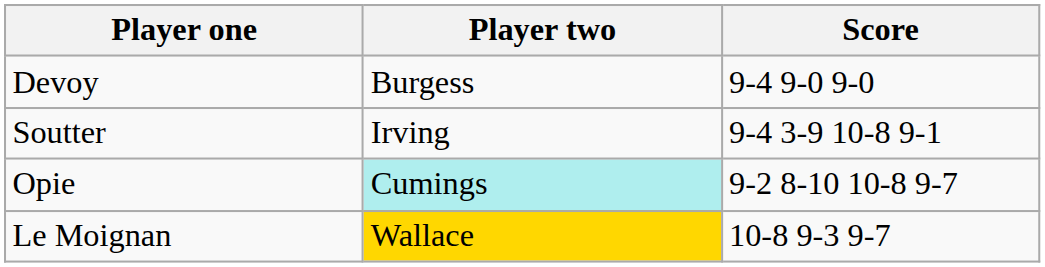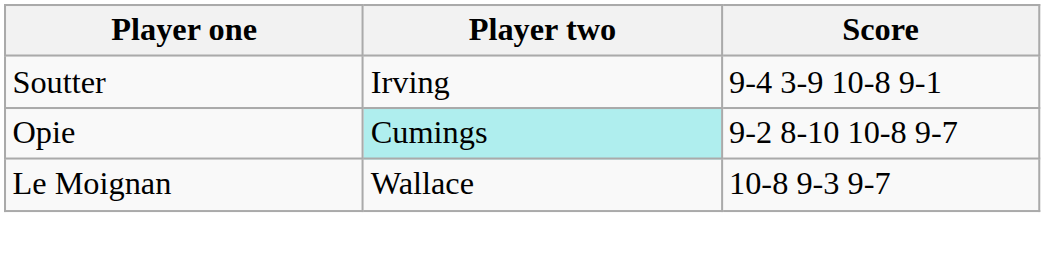- row: (56, 81)
(422, 235) gold background -> (422, 183) no background
